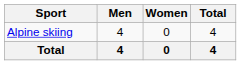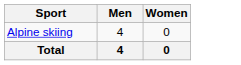- column: (213, 13)
